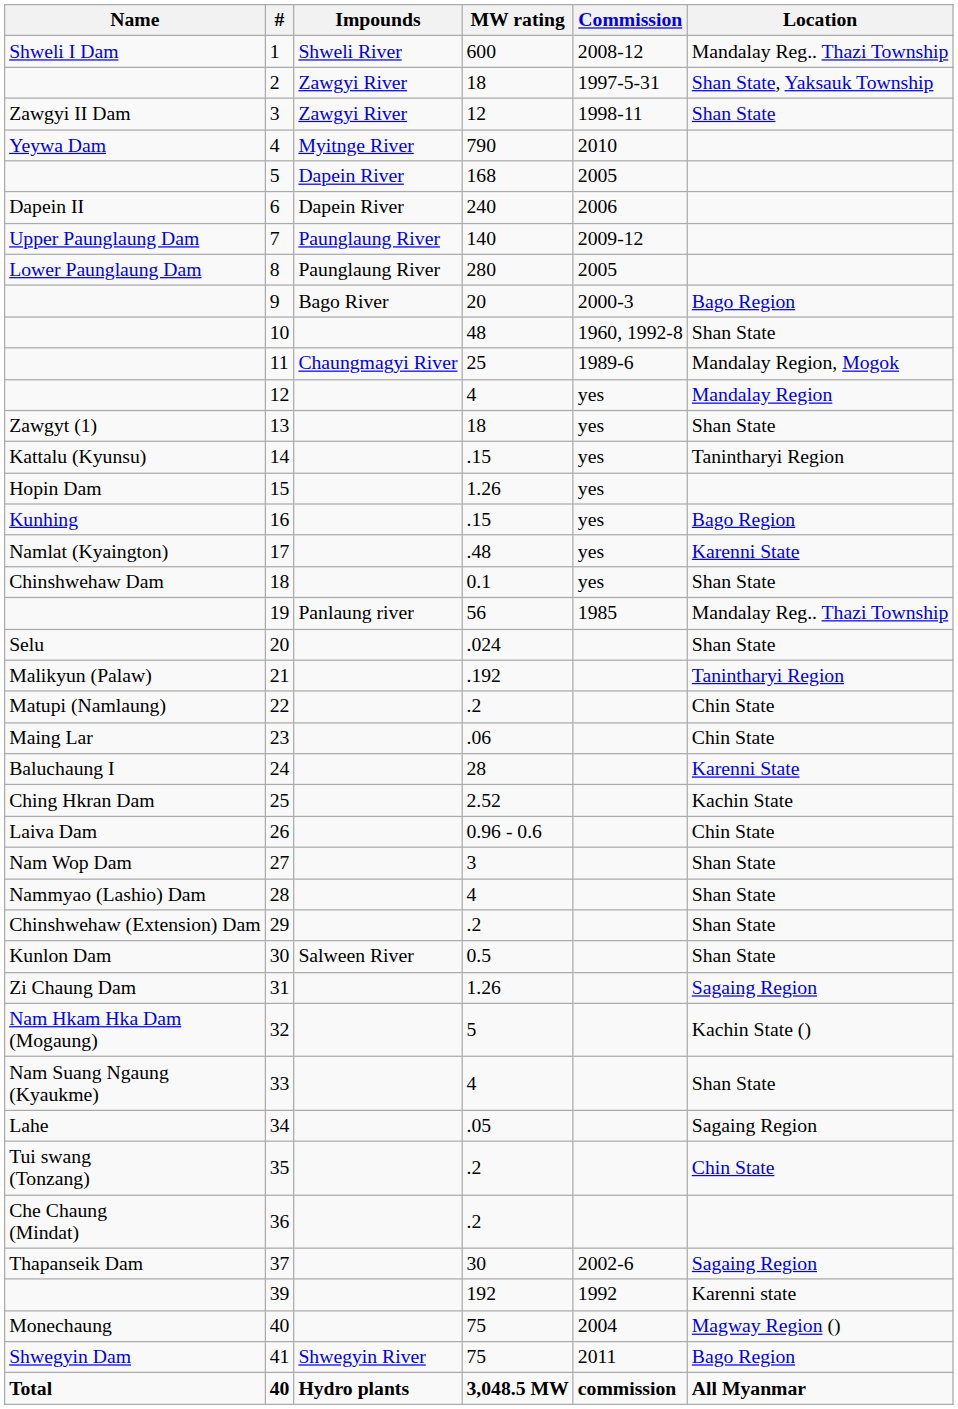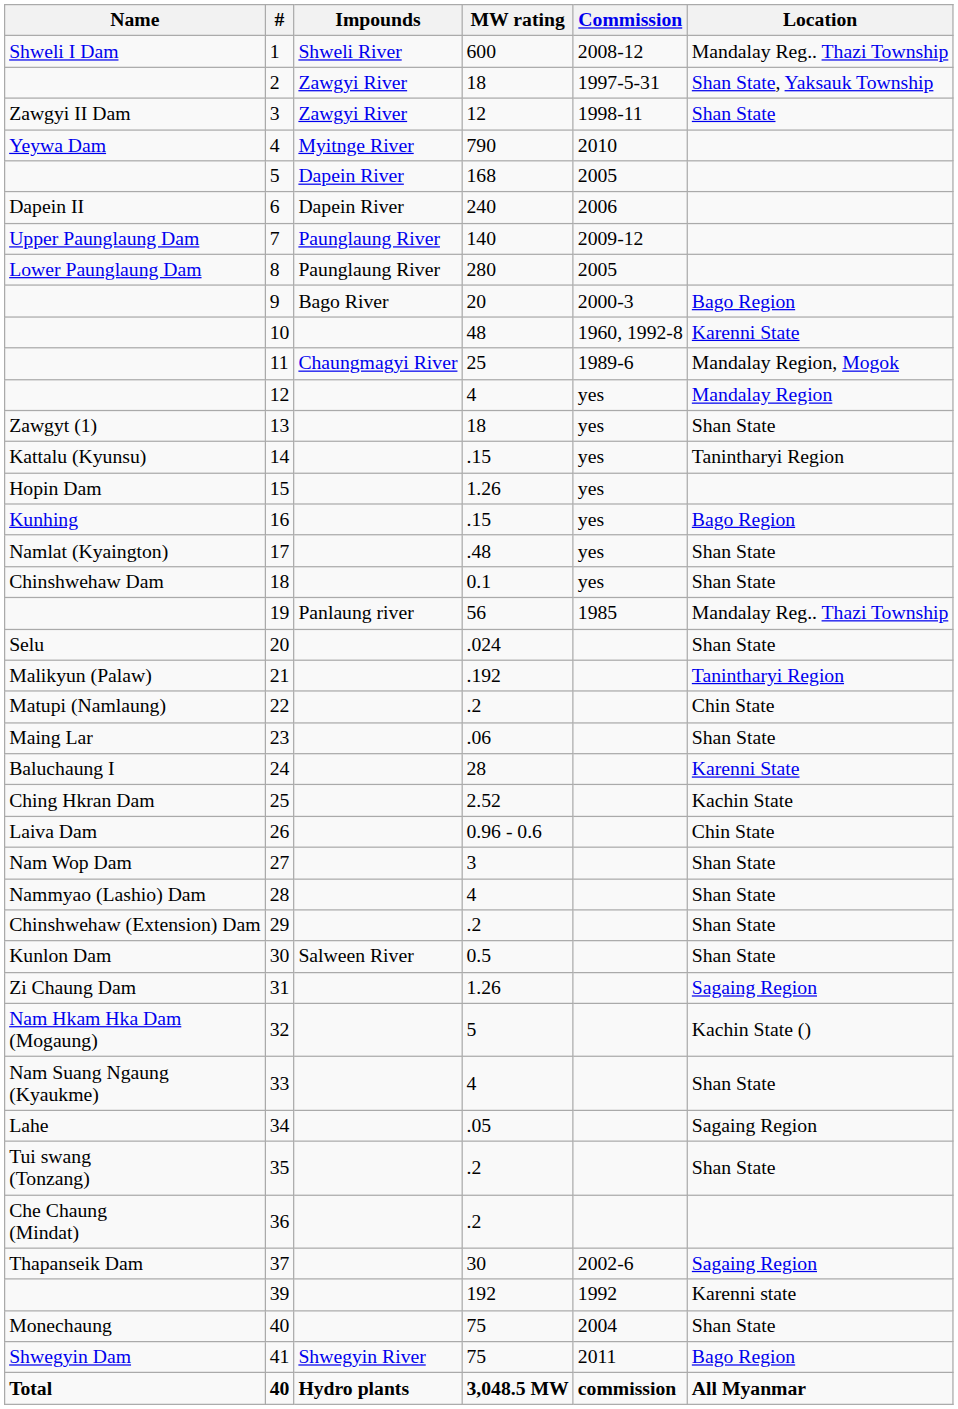(734, 332) Shan State -> (746, 332) Karenni State
(746, 550) Karenni State -> (734, 550) Shan State
(733, 737) Chin State -> (734, 737) Shan State
(733, 1167) Chin State -> (734, 1167) Shan State
(766, 1325) Magway Region () -> (734, 1325) Shan State
